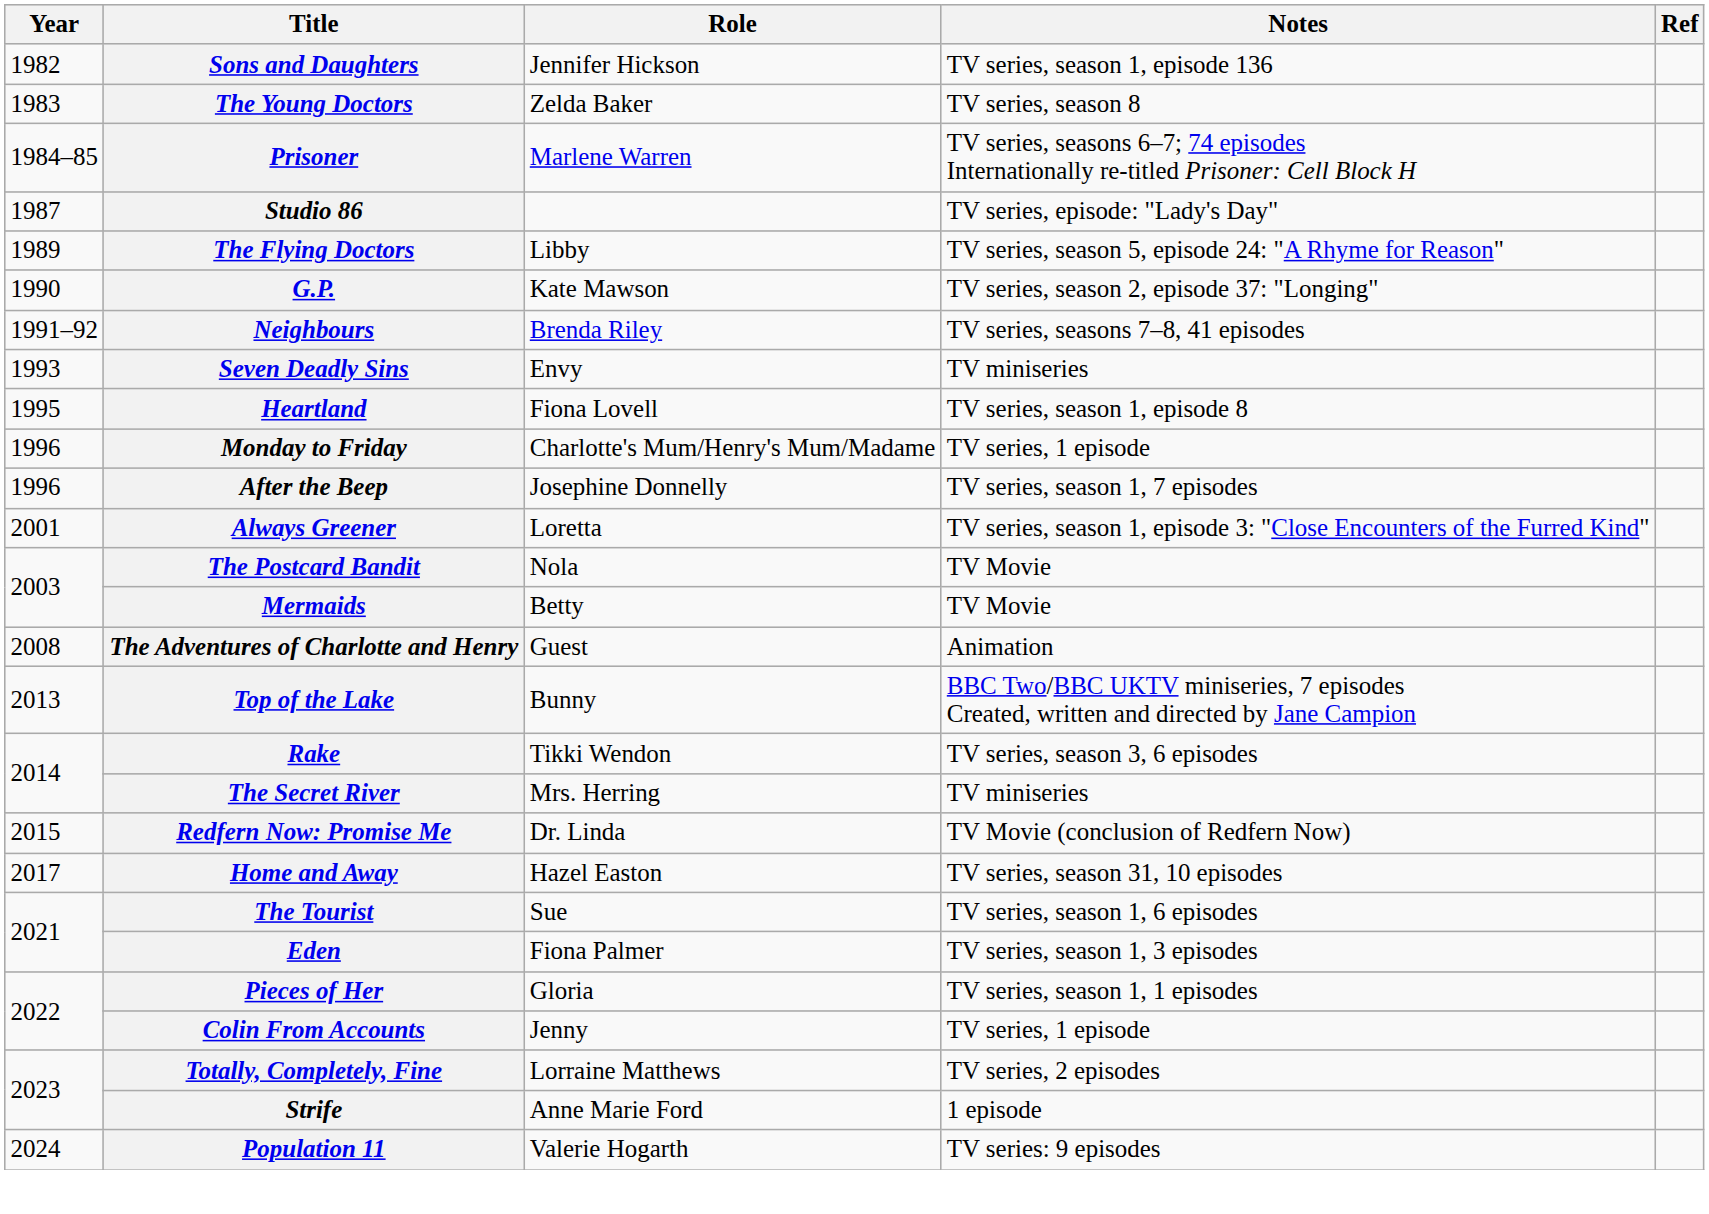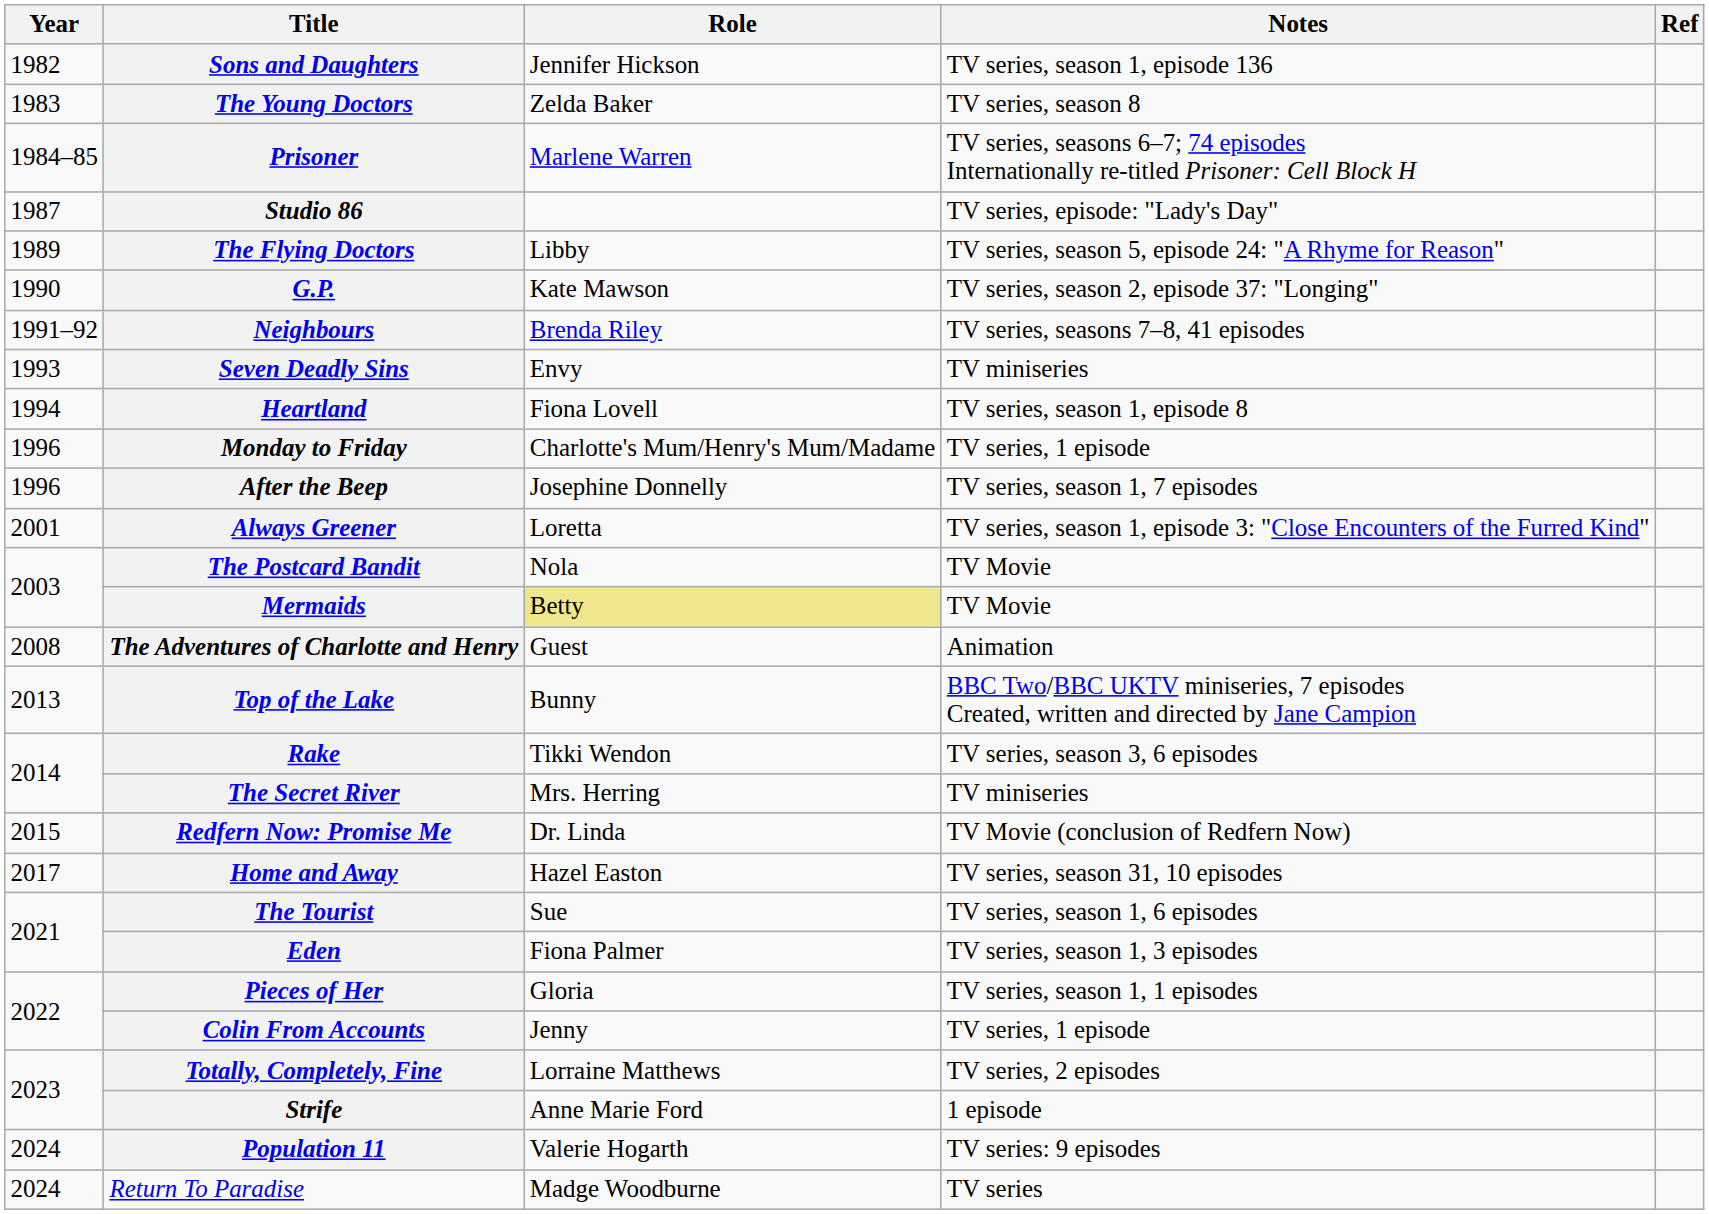(35, 408) 1995 -> (35, 408) 1994
(557, 606) no background -> (557, 606) khaki background
+ row: (207, 1188)
